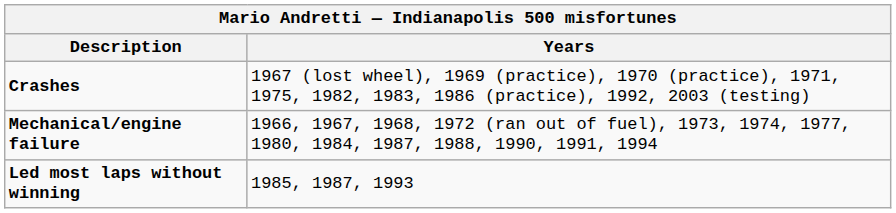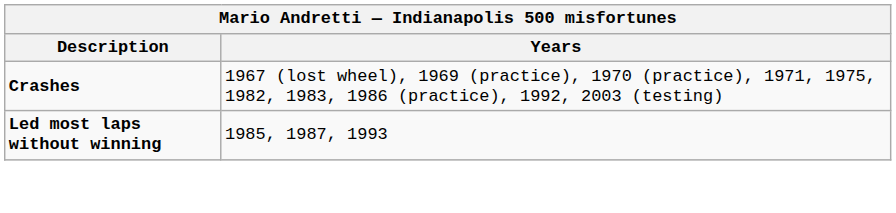- row: (95, 135)
